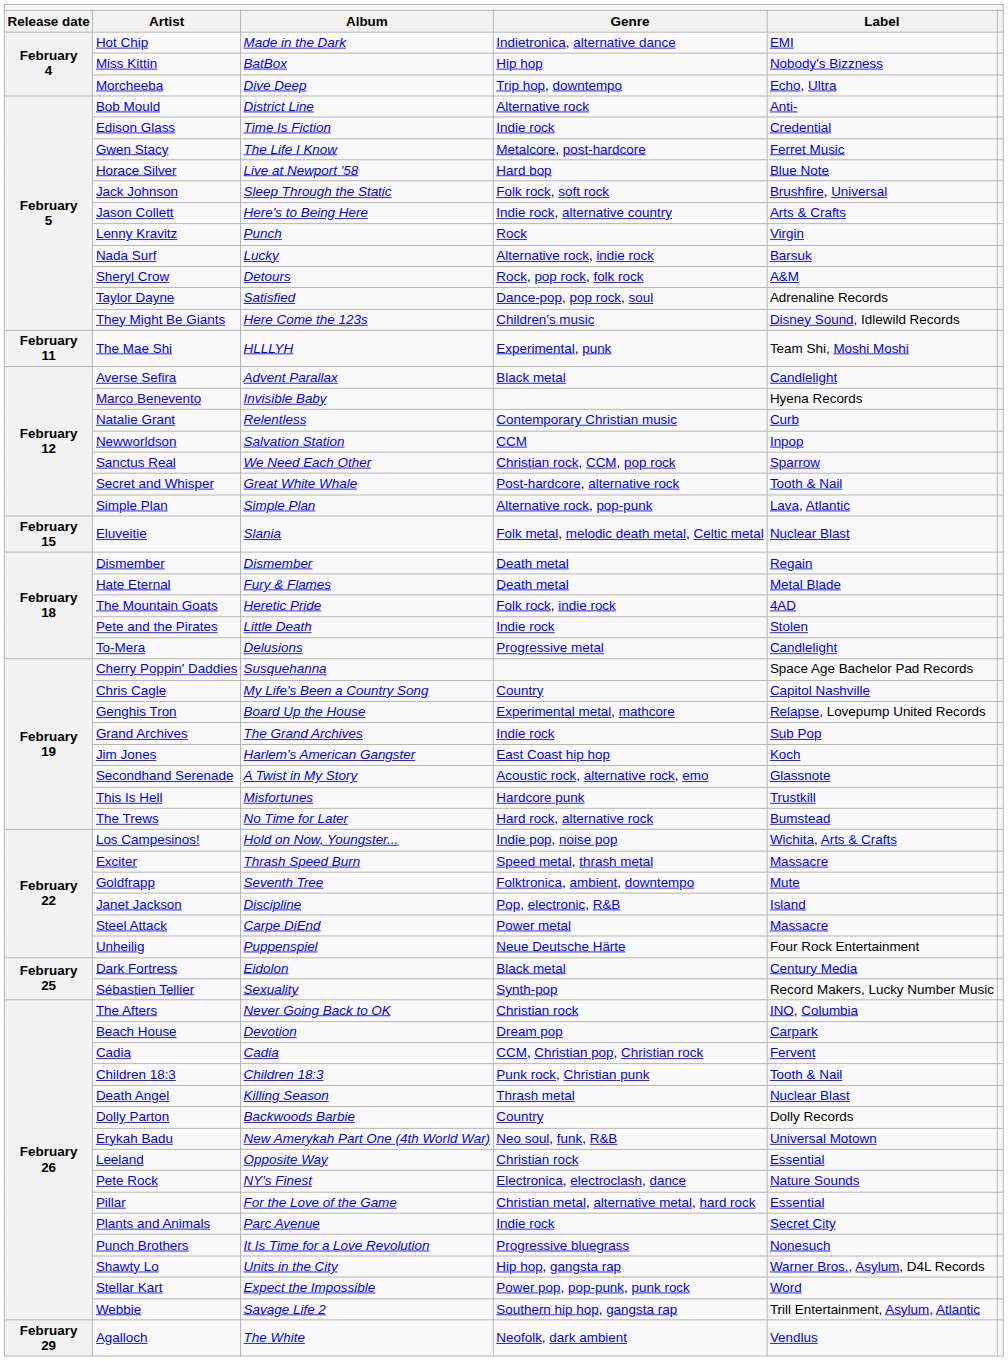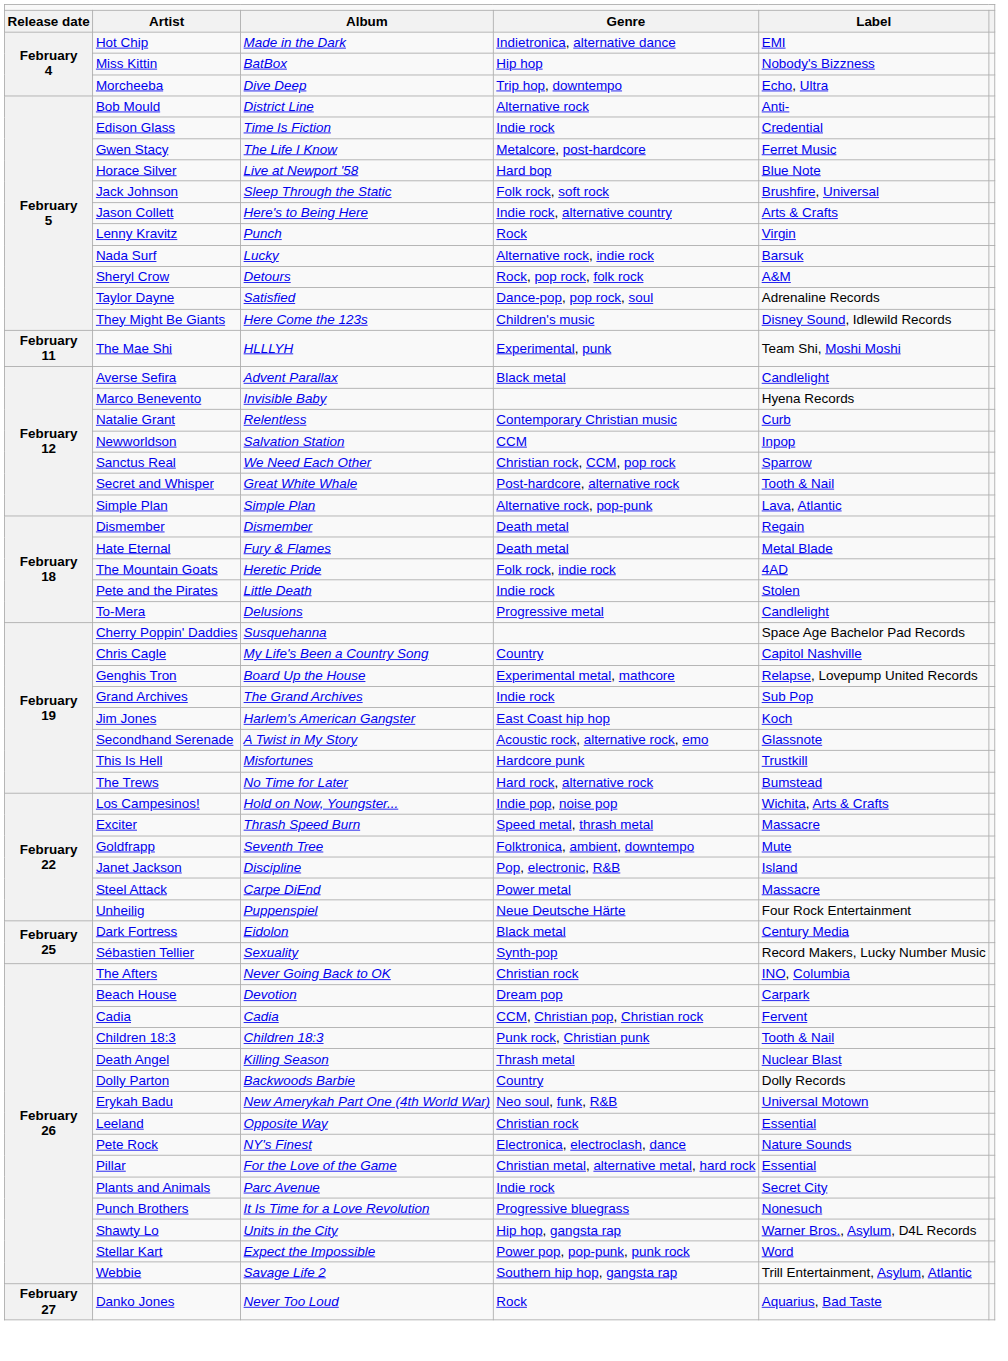- row: (121, 534)
+ row: (135, 1301)
- row: (122, 1338)
